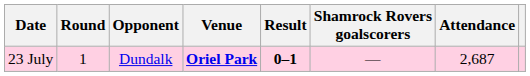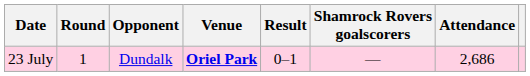(285, 58) bold -> (285, 58) normal
(477, 58) 2,687 -> (477, 58) 2,686
